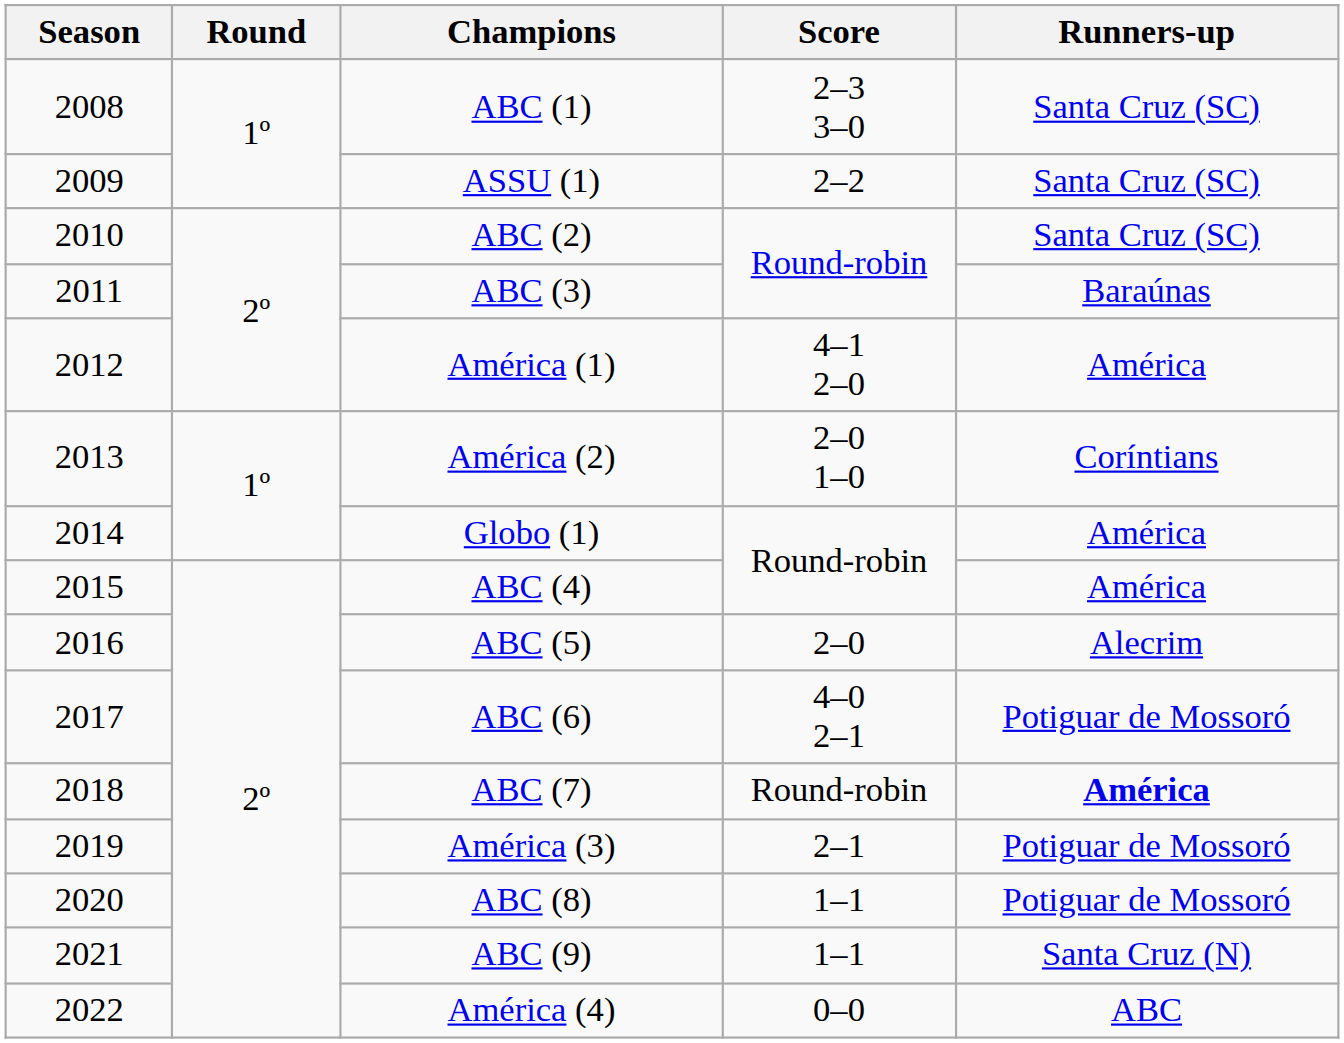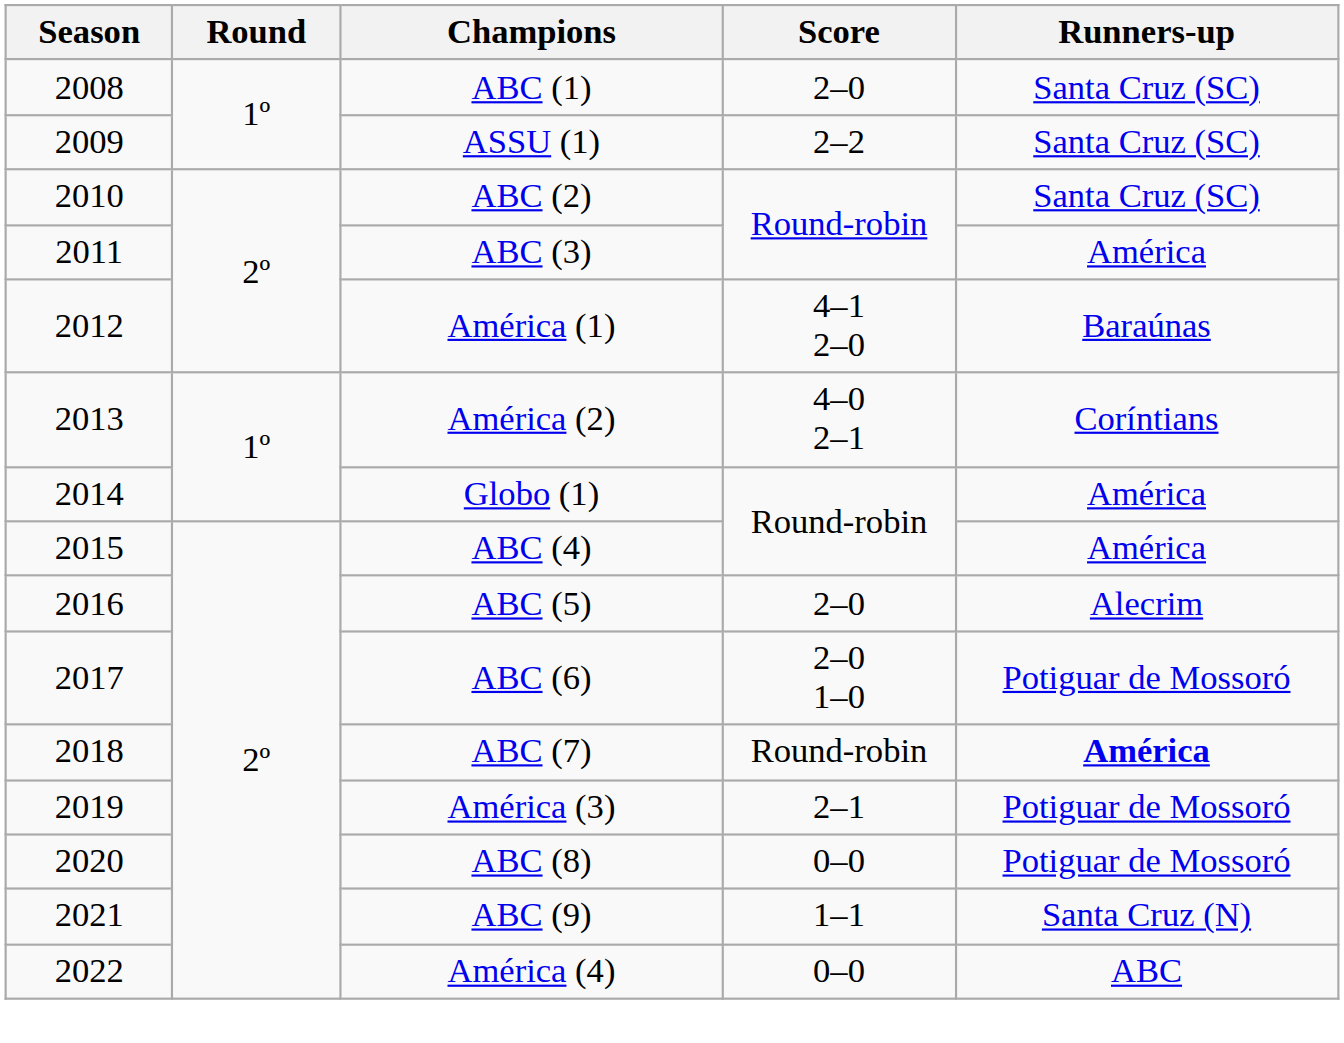(839, 106) 2–3 3–0 -> (839, 86) 2–0
(1147, 290) Baraúnas -> (1147, 251) América
(1147, 364) América -> (1147, 325) Baraúnas
(839, 457) 2–0 1–0 -> (839, 419) 4–0 2–1
(839, 716) 4–0 2–1 -> (839, 677) 2–0 1–0
(839, 899) 1–1 -> (839, 861) 0–0
